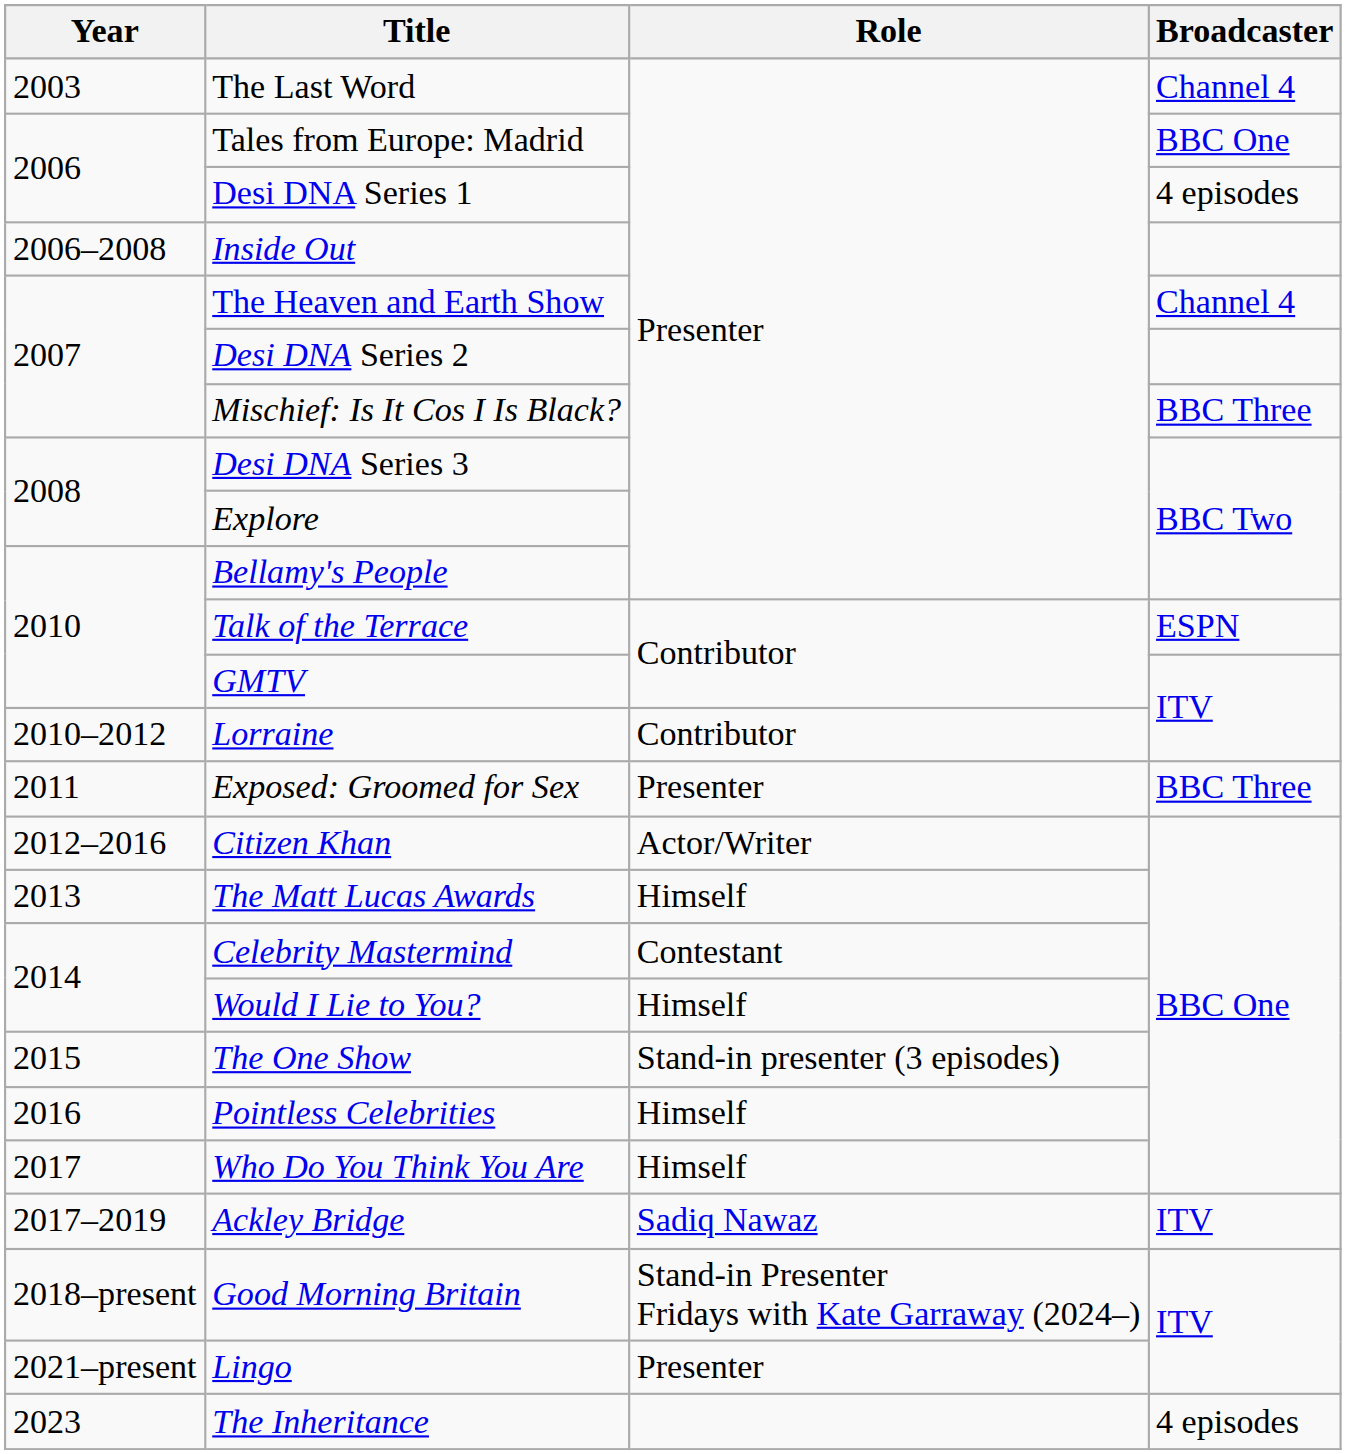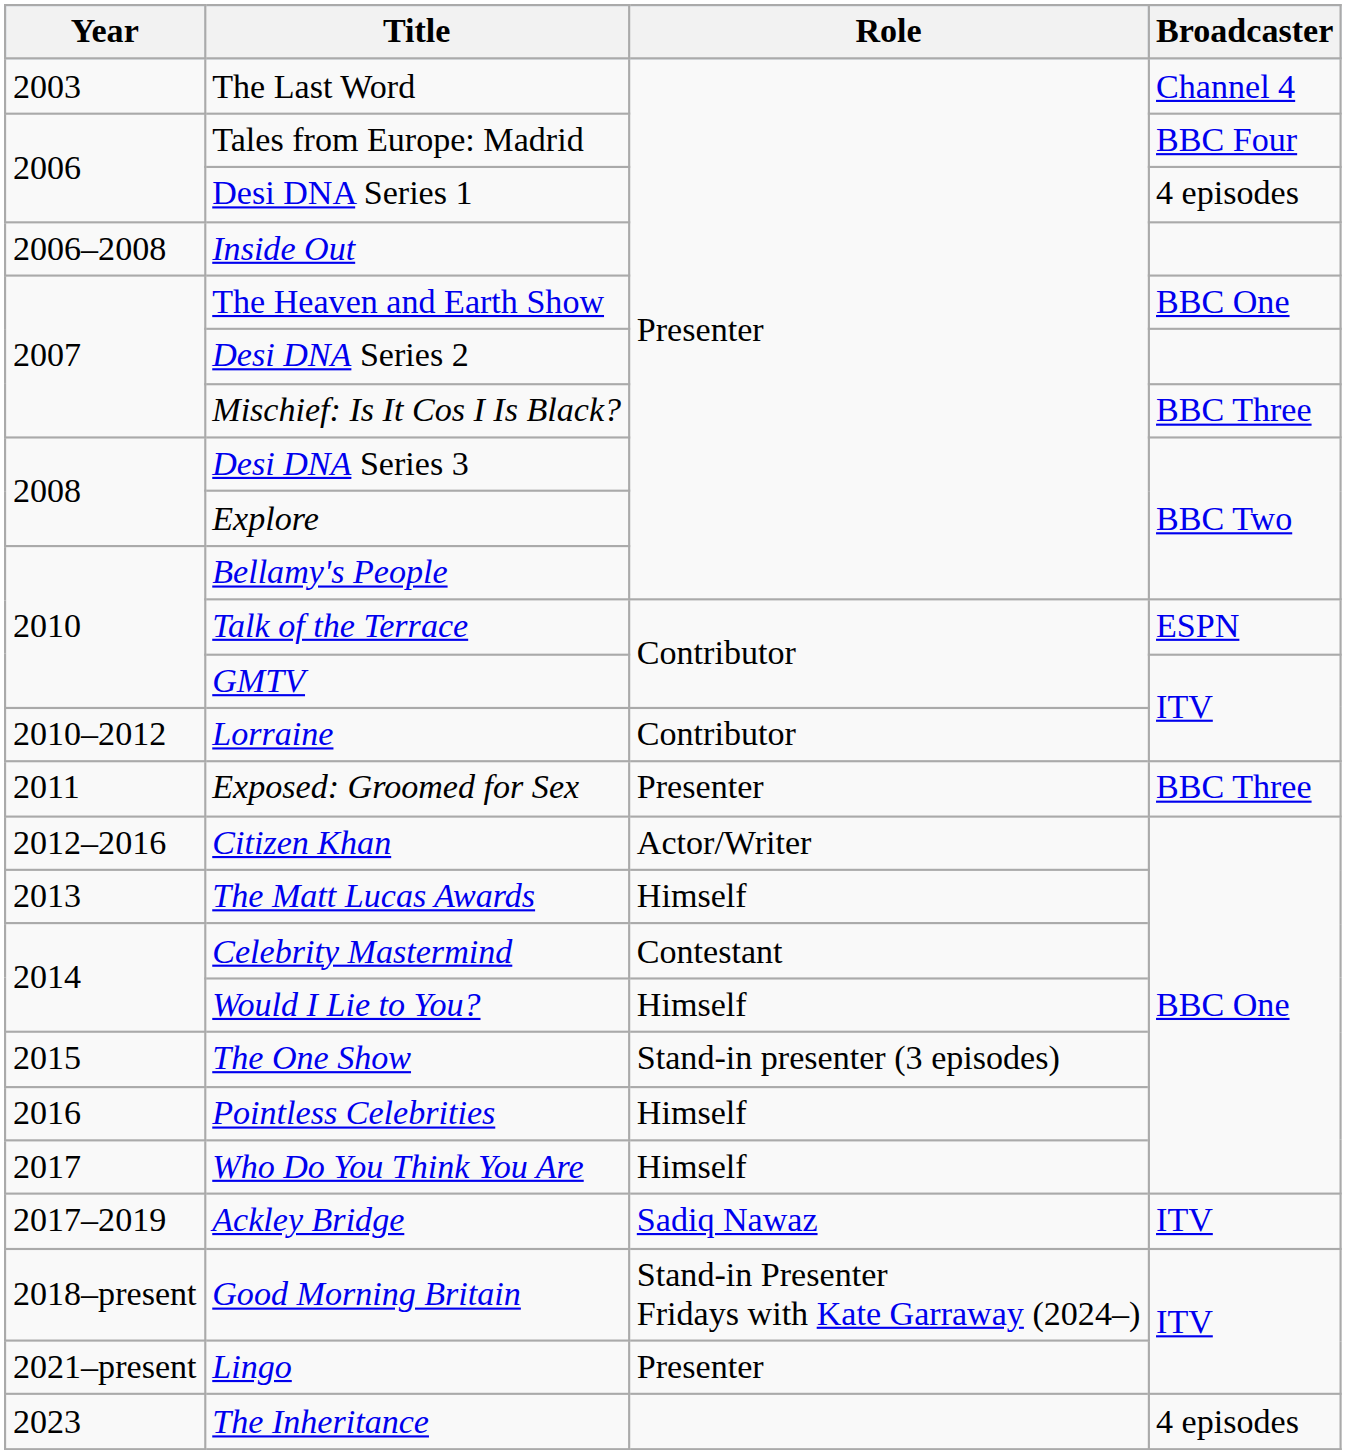(1223, 139) BBC One -> (1227, 139) BBC Four
(1226, 301) Channel 4 -> (1223, 301) BBC One
